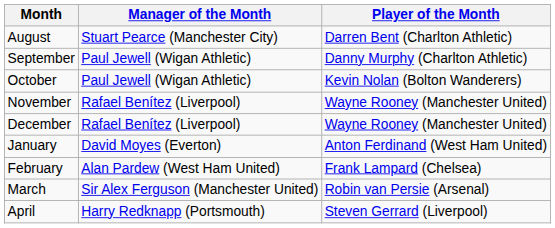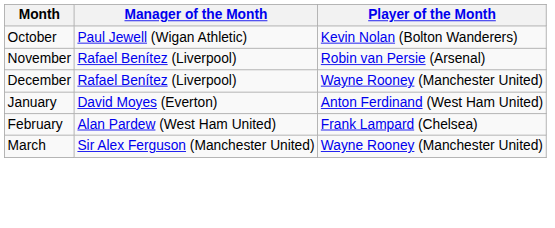- row: (29, 37)
- row: (41, 59)
(436, 102) Wayne Rooney (Manchester United) -> (403, 59) Robin van Persie (Arsenal)
(407, 189) Robin van Persie (Arsenal) -> (432, 146) Wayne Rooney (Manchester United)
- row: (21, 211)
